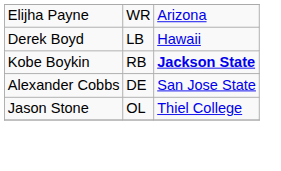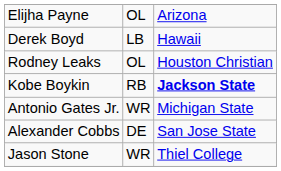(138, 16) WR -> (136, 16) OL
+ row: (54, 62)
+ row: (64, 108)
(136, 108) OL -> (138, 154) WR
